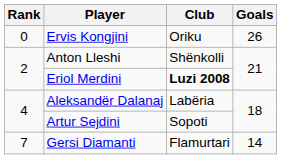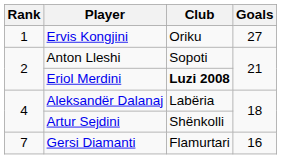(24, 36) 0 -> (24, 36) 1
(255, 36) 26 -> (255, 36) 27
(197, 57) Shënkolli -> (188, 57) Sopoti
(188, 121) Sopoti -> (197, 121) Shënkolli
(255, 143) 14 -> (255, 143) 16
